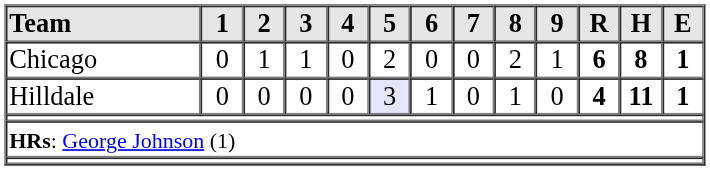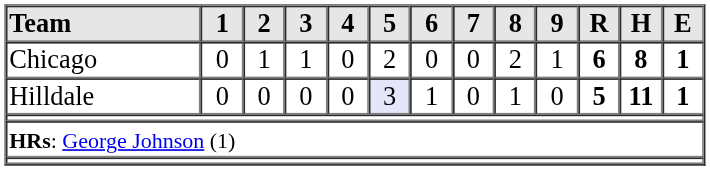(599, 96) 4 -> (599, 96) 5
